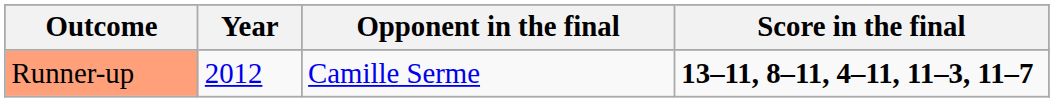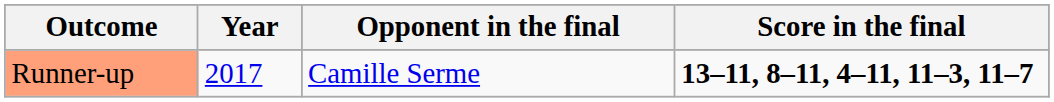(234, 73) 2012 -> (234, 73) 2017
